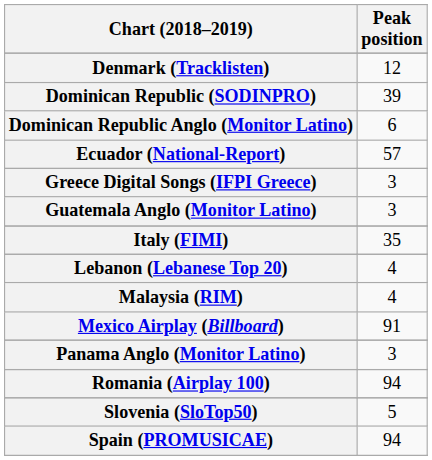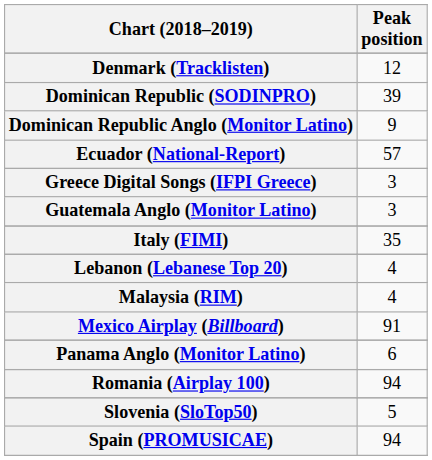(392, 125) 6 -> (392, 125) 9
(392, 354) 3 -> (392, 354) 6
